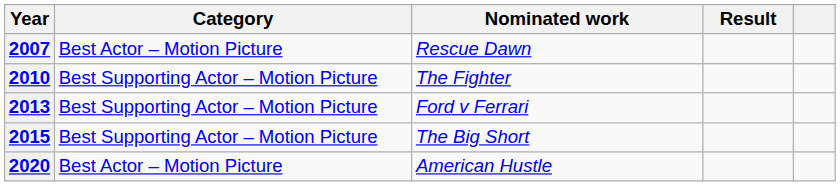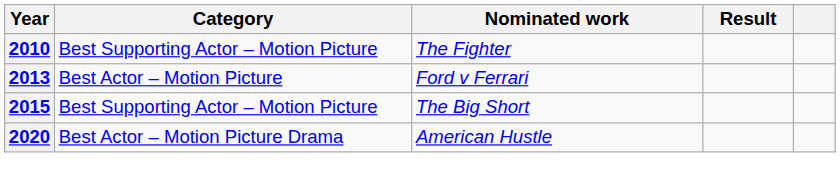- row: (30, 48)
(218, 107) Best Supporting Actor – Motion Picture -> (171, 78) Best Actor – Motion Picture
(171, 166) Best Actor – Motion Picture -> (201, 136) Best Actor – Motion Picture Drama
